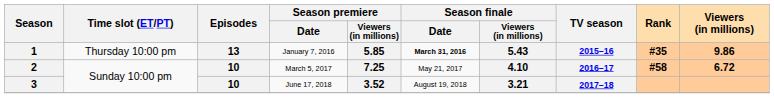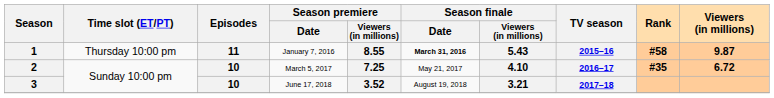(234, 51) 13 -> (234, 51) 11
(374, 51) 5.85 -> (374, 51) 8.55
(658, 51) #35 -> (658, 51) #58
(724, 51) 9.86 -> (724, 51) 9.87
(658, 68) #58 -> (658, 68) #35
